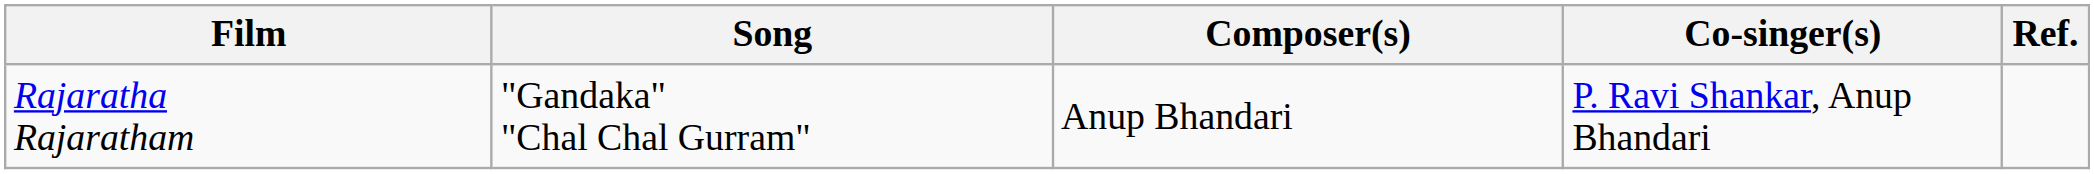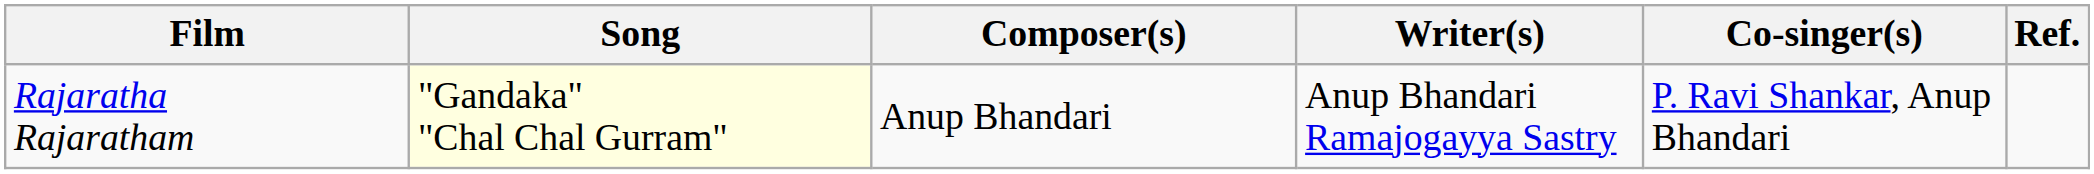+ column: (1470, 34)
(656, 115) no background -> (573, 115) lightyellow background
